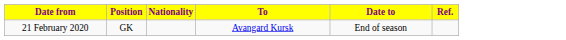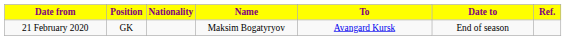+ column: (246, 12)
